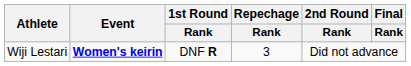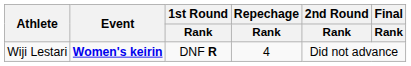(266, 52) 3 -> (266, 52) 4
